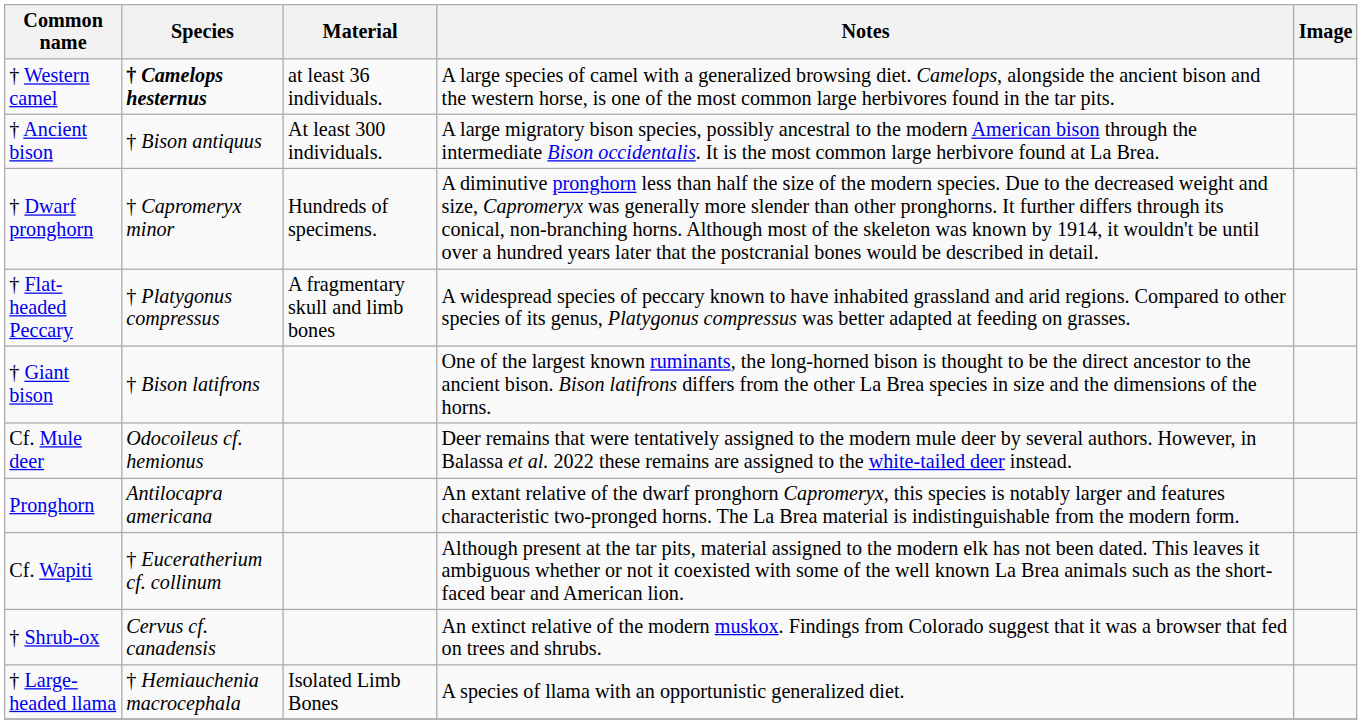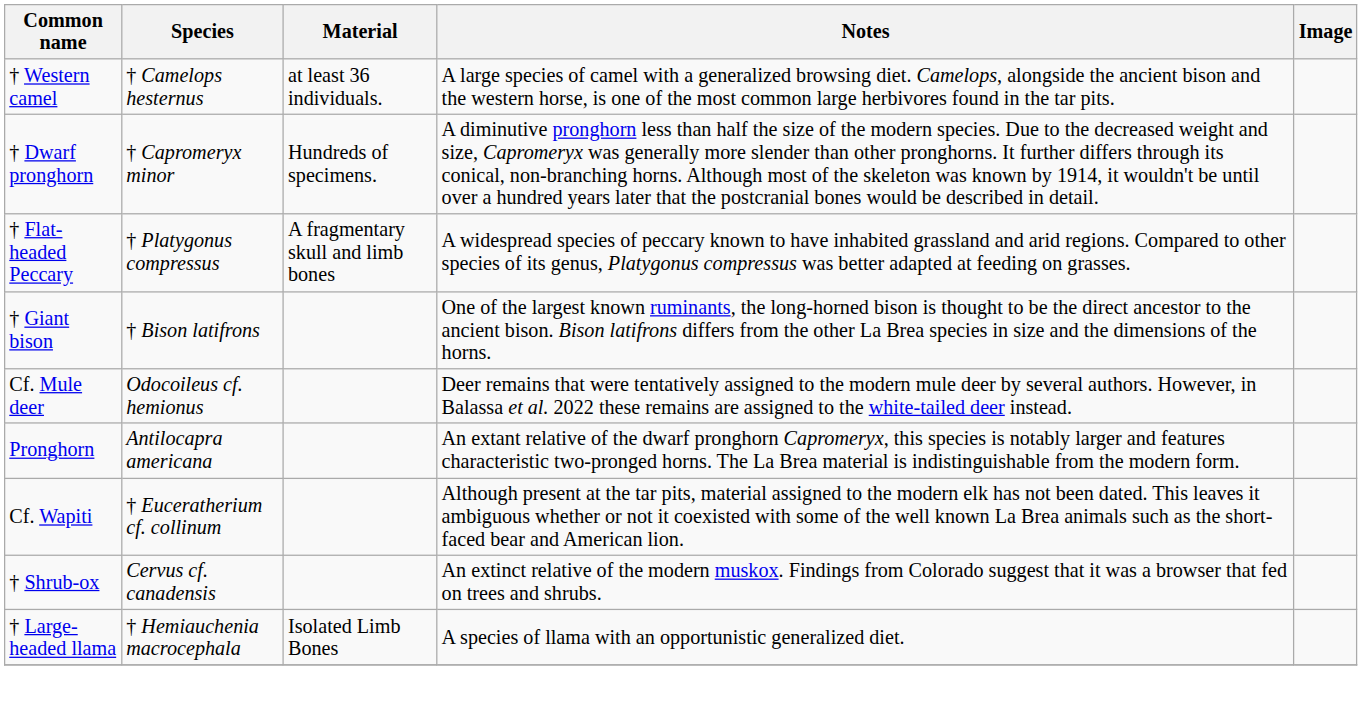(175, 86) bold -> (174, 86) normal
- row: (48, 141)
